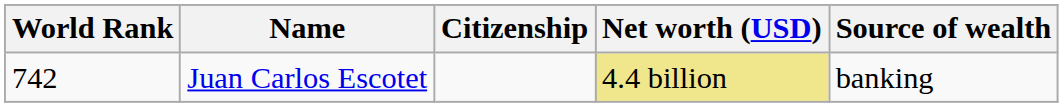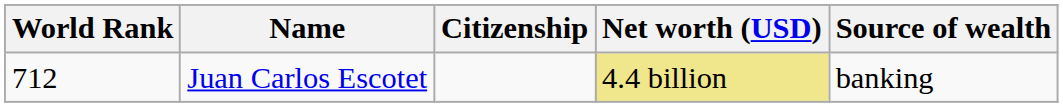(35, 76) 742 -> (35, 76) 712
